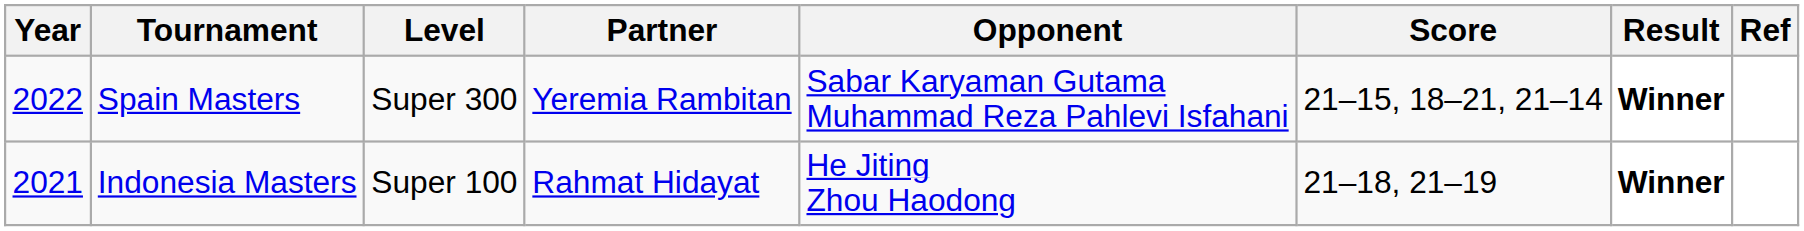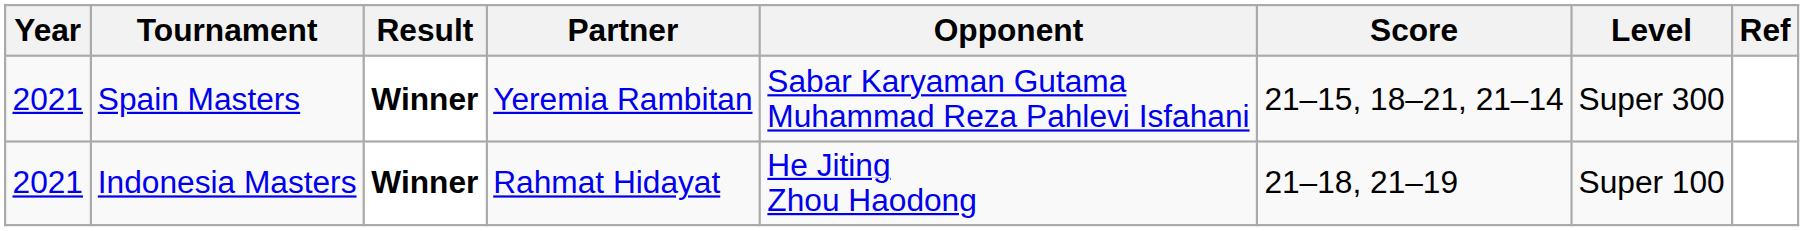columns swapped: (444, 31) <-> (1671, 31)
(48, 98) 2022 -> (48, 98) 2021
